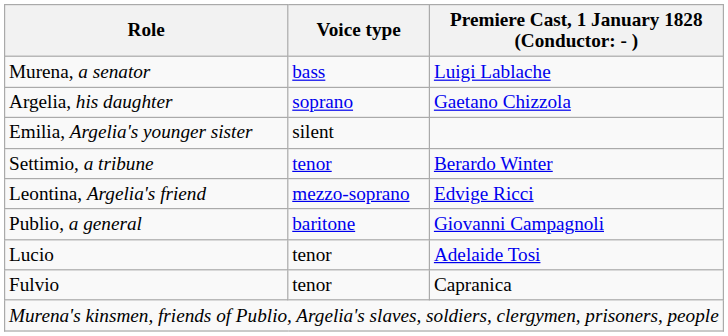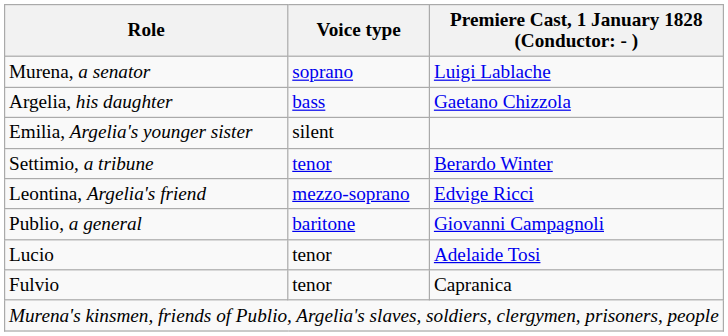(309, 71) bass -> (323, 71) soprano
(323, 102) soprano -> (309, 102) bass
